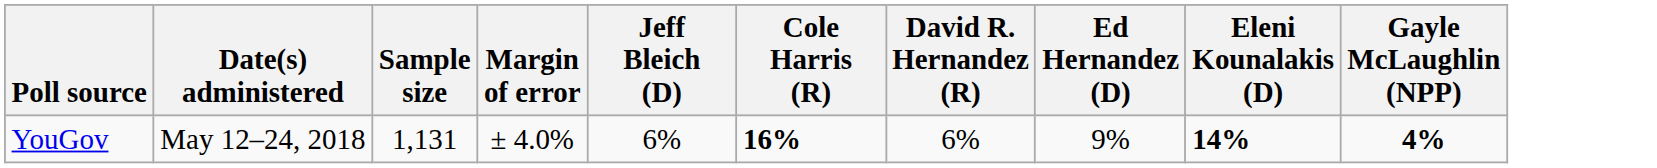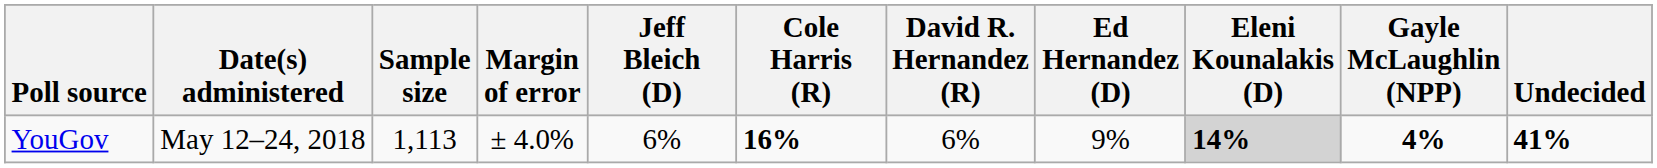+ column: (1580, 92)
(425, 138) 1,131 -> (425, 138) 1,113
(1221, 138) no background -> (1221, 138) lightgrey background
